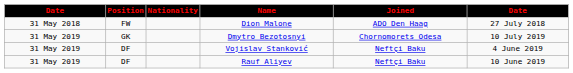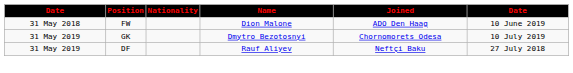(518, 23) 27 July 2018 -> (518, 23) 10 June 2019
- row: (267, 49)
(518, 62) 10 June 2019 -> (518, 49) 27 July 2018
